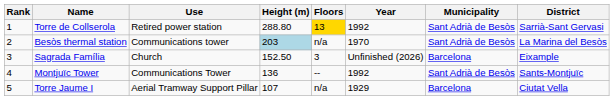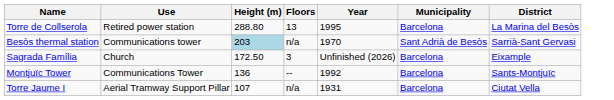- column: (18, 12)
(319, 27) gold background -> (291, 27) no background
(358, 27) 1992 -> (330, 27) 1995
(471, 27) Sant Adrià de Besòs -> (422, 27) Barcelona
(561, 27) Sarrià-Sant Gervasi -> (535, 27) La Marina del Besòs
(563, 42) La Marina del Besòs -> (534, 42) Sarrià-Sant Gervasi
(277, 57) 152.50 -> (249, 57) 172.50
(471, 73) Sant Adrià de Besòs -> (422, 73) Barcelona
(358, 88) 1929 -> (330, 88) 1931
